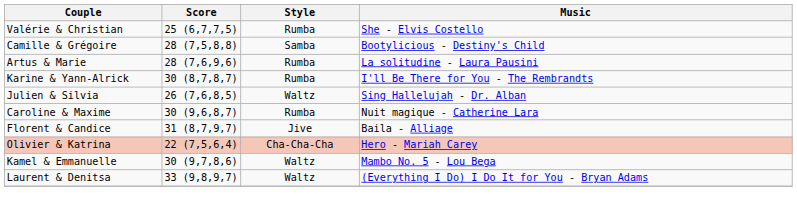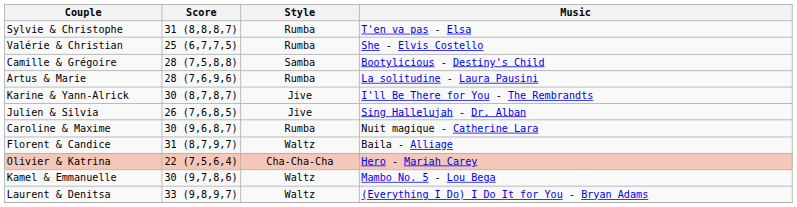+ row: (65, 29)
(300, 79) Rumba -> (300, 95) Jive
(300, 95) Waltz -> (300, 112) Jive
(300, 128) Jive -> (300, 145) Waltz
